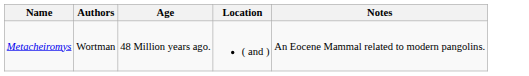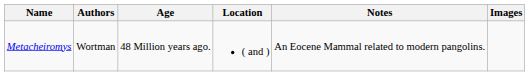+ column: (506, 12)
